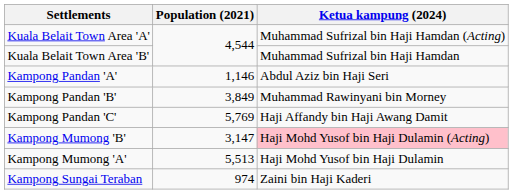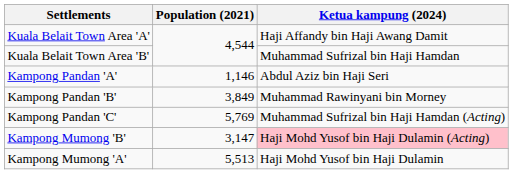(383, 35) Muhammad Sufrizal bin Haji Hamdan (Acting) -> (354, 35) Haji Affandy bin Haji Awang Damit
(354, 117) Haji Affandy bin Haji Awang Damit -> (383, 117) Muhammad Sufrizal bin Haji Hamdan (Acting)
- row: (75, 179)
